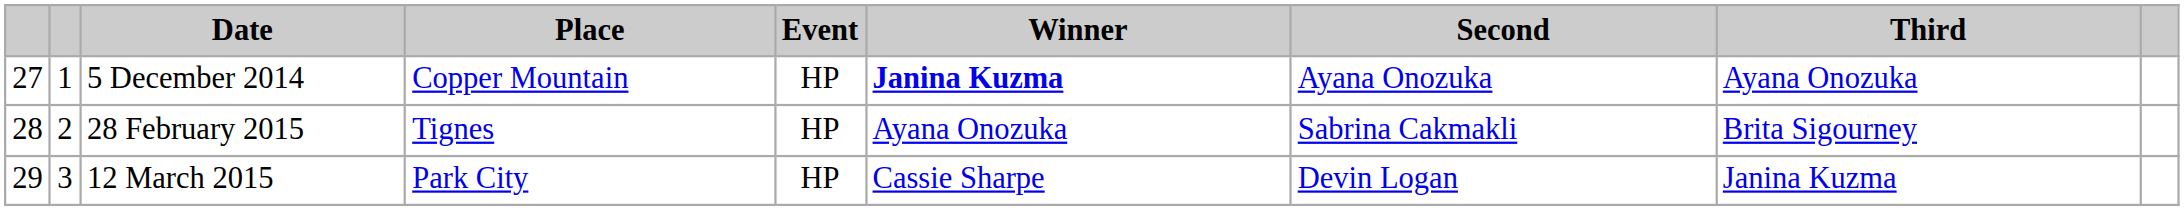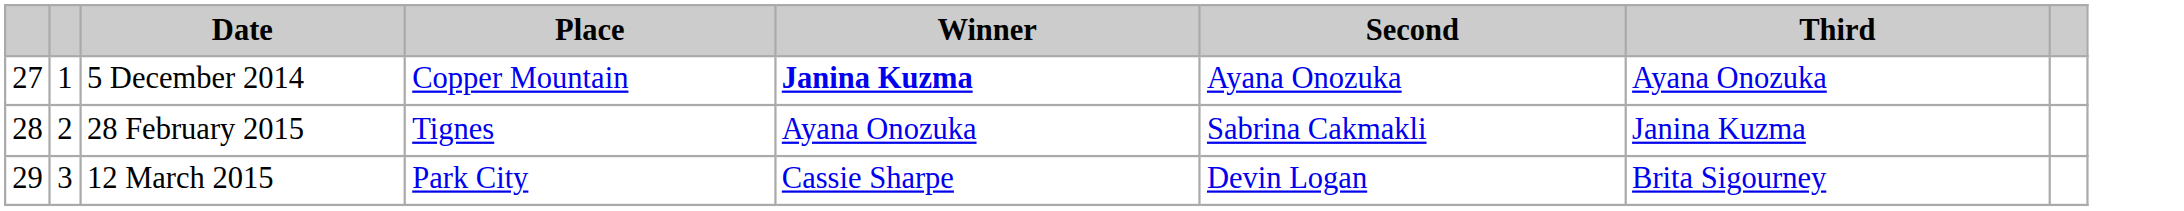- column: (820, 29)
(1820, 129) Brita Sigourney -> (1719, 129) Janina Kuzma
(1810, 179) Janina Kuzma -> (1729, 179) Brita Sigourney
